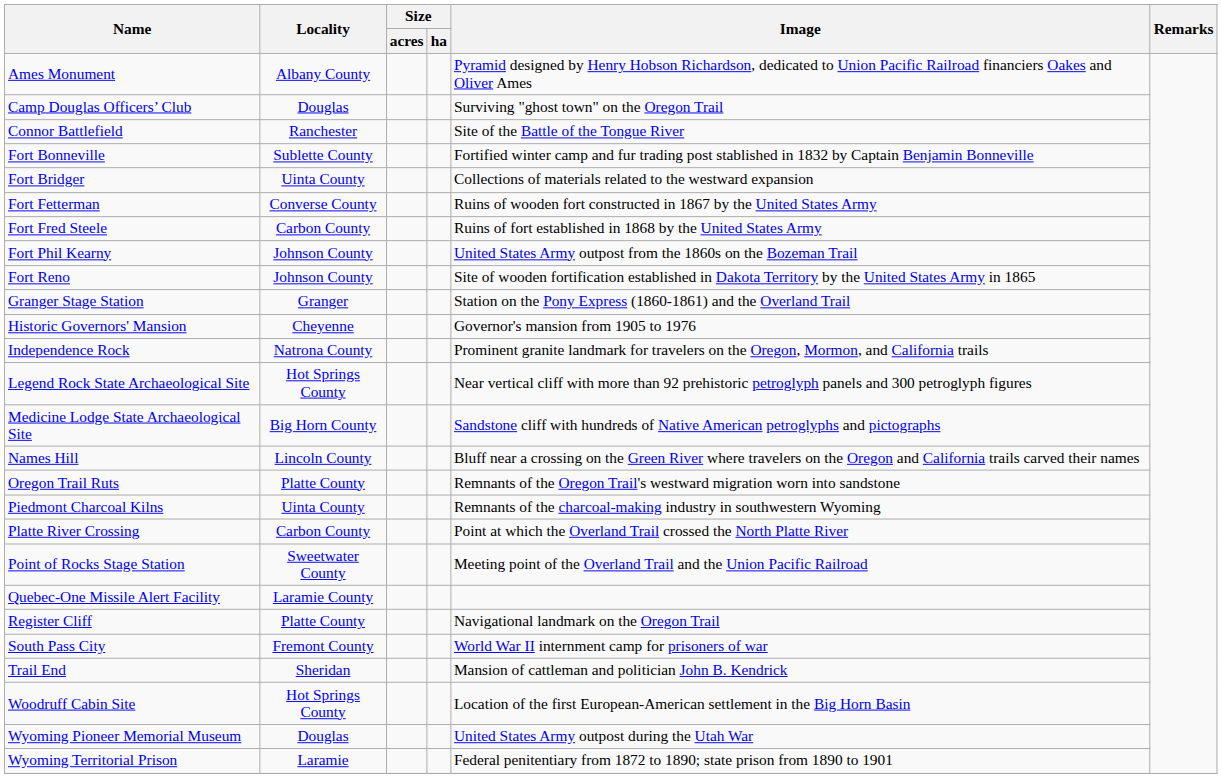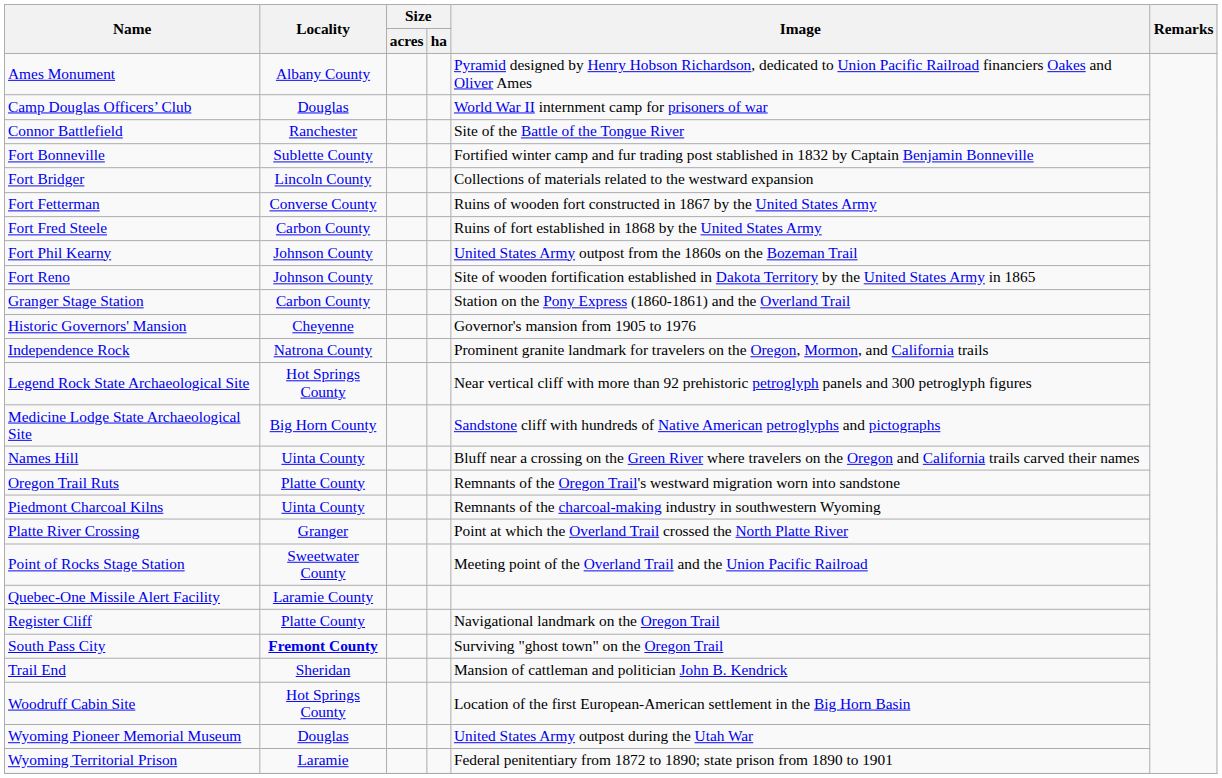(589, 107) Surviving "ghost town" on the Oregon Trail -> (611, 107) World War II internment camp for prisoners of war
(323, 180) Uinta County -> (323, 180) Lincoln County
(323, 301) Granger -> (323, 301) Carbon County
(323, 458) Lincoln County -> (323, 458) Uinta County
(323, 531) Carbon County -> (323, 531) Granger
(323, 646) normal -> (323, 646) bold
(611, 646) World War II internment camp for prisoners of war -> (589, 646) Surviving "ghost town" on the Oregon Trail
